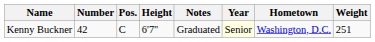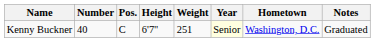columns swapped: (352, 12) <-> (198, 12)
(82, 29) 42 -> (82, 29) 40
